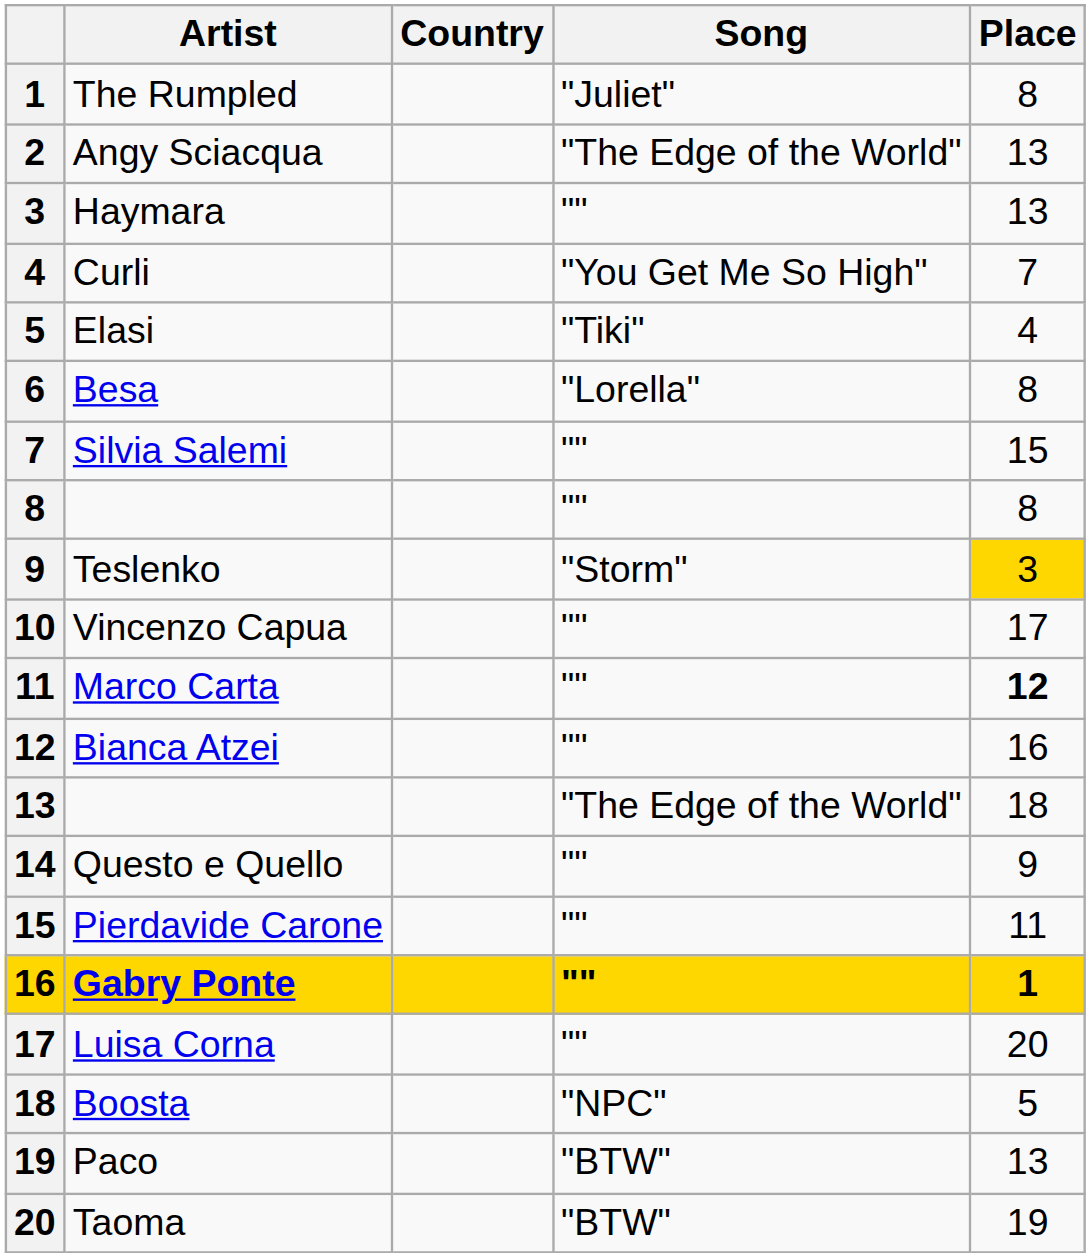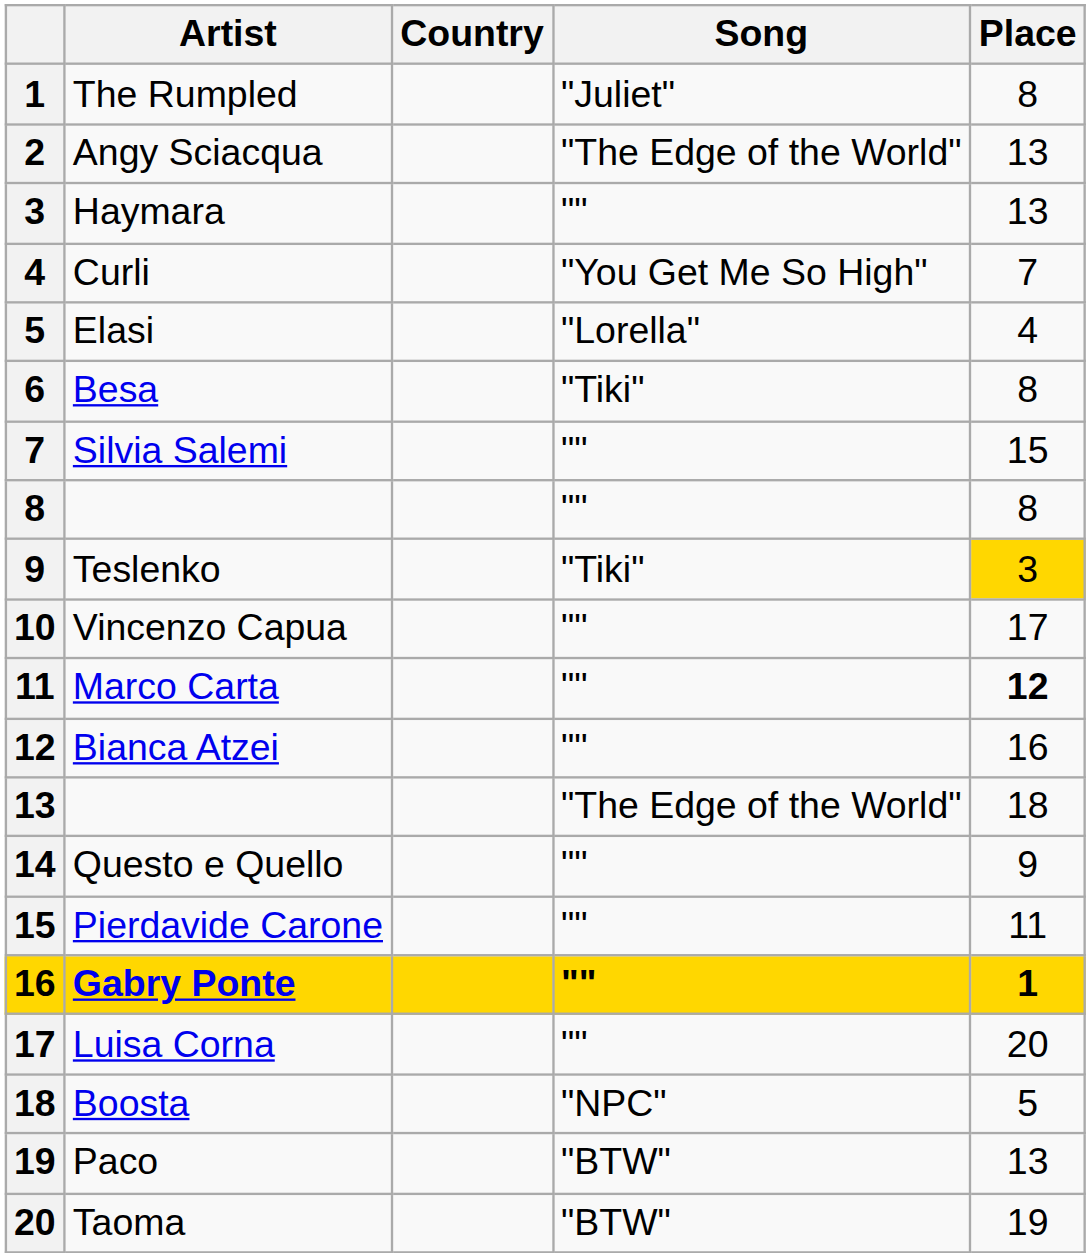(603, 331) "Tiki" -> (630, 331) "Lorella"
(630, 390) "Lorella" -> (603, 390) "Tiki"
(624, 568) "Storm" -> (603, 568) "Tiki"
